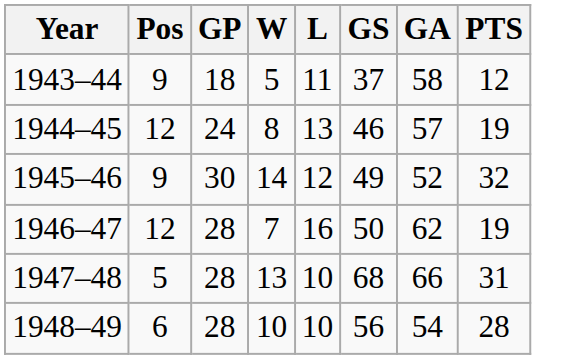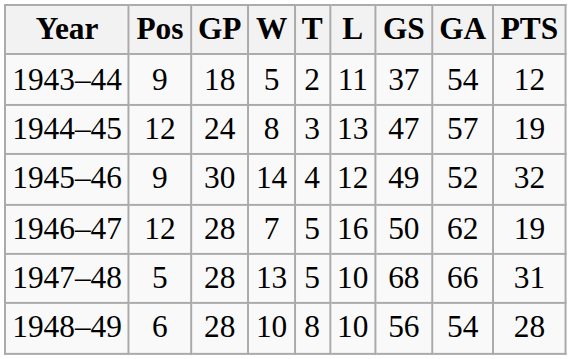+ column: (312, 29)
(427, 79) 58 -> (463, 79) 54
(368, 128) 46 -> (404, 128) 47
